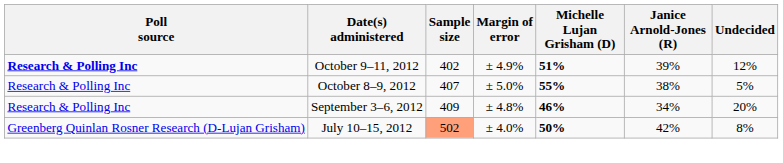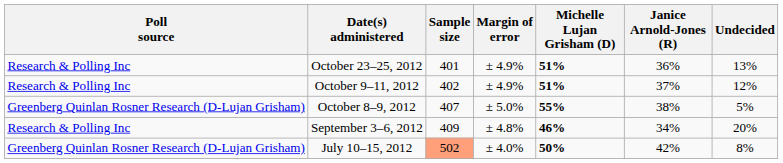+ row: (367, 65)
(72, 65) bold -> (69, 86) normal
(668, 65) 39% -> (668, 86) 37%
(69, 86) Research & Polling Inc -> (156, 106) Greenberg Quinlan Rosner Research (D-Lujan Grisham)
